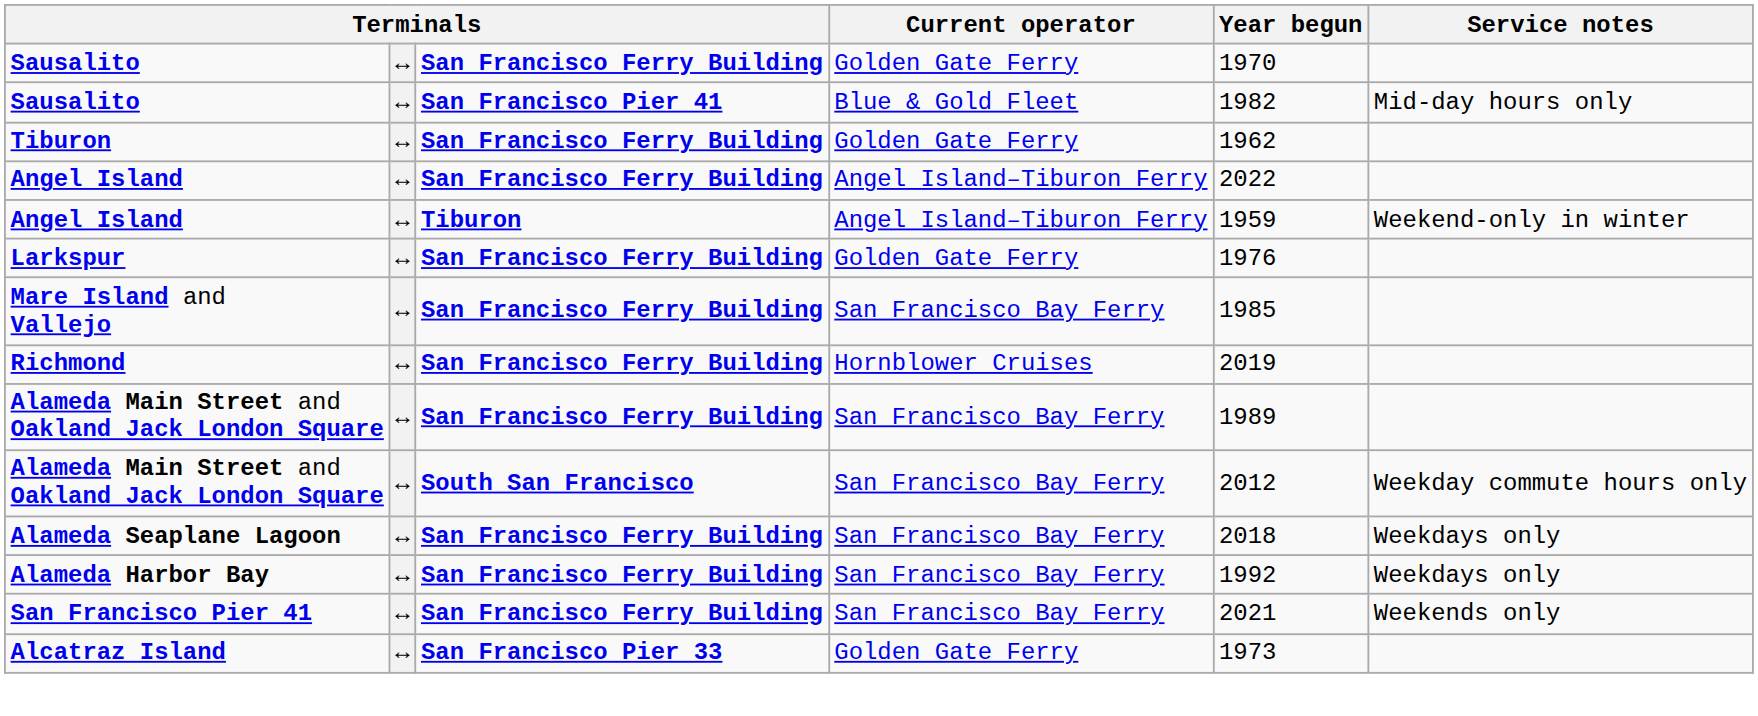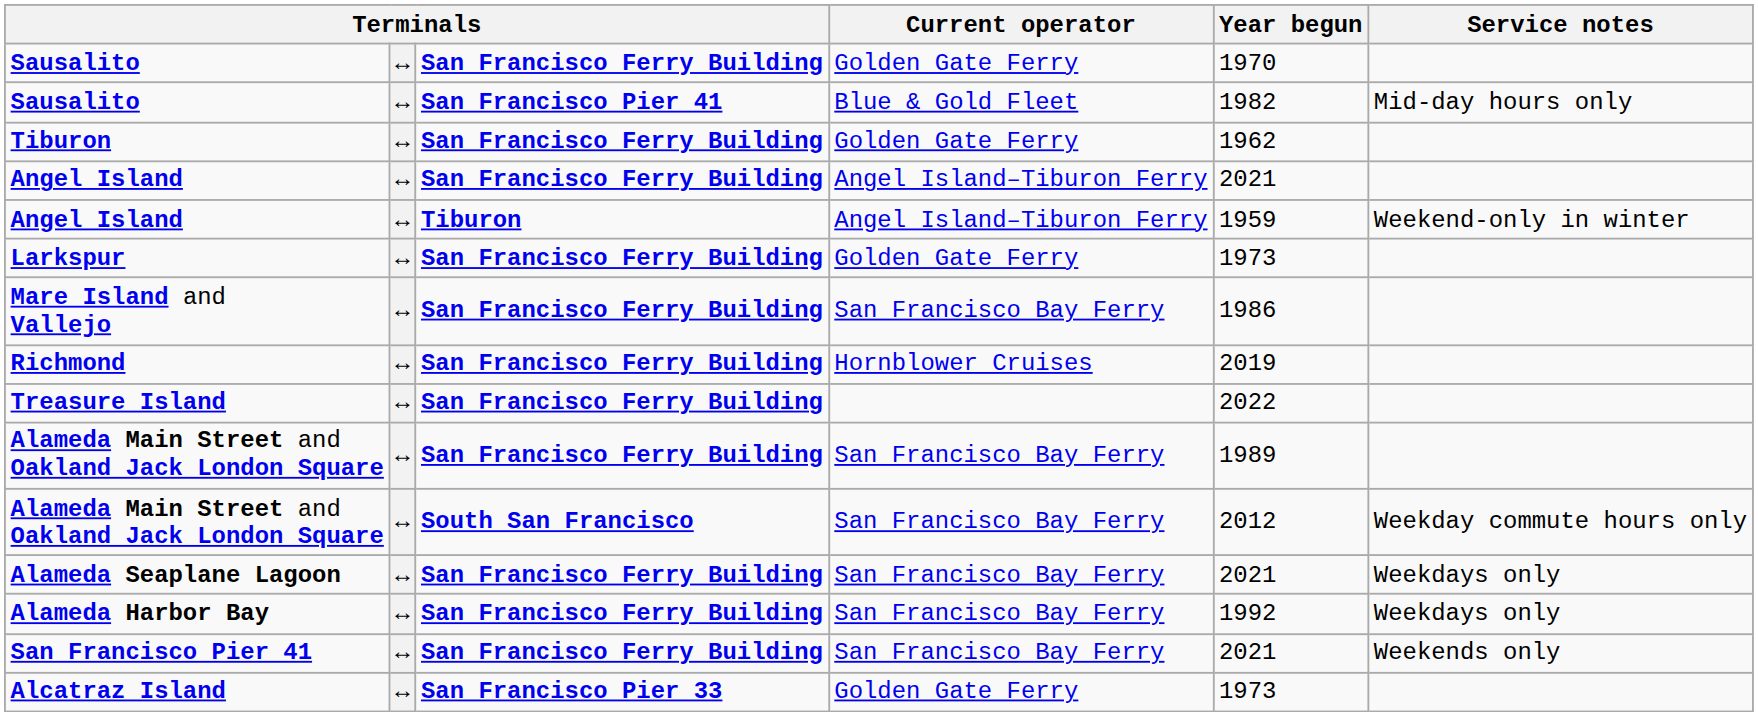(1248, 180) 2022 -> (1248, 180) 2021
(1248, 258) 1976 -> (1248, 258) 1973
(1248, 311) 1985 -> (1248, 311) 1986
+ row: (118, 403)
(1248, 536) 2018 -> (1248, 575) 2021
